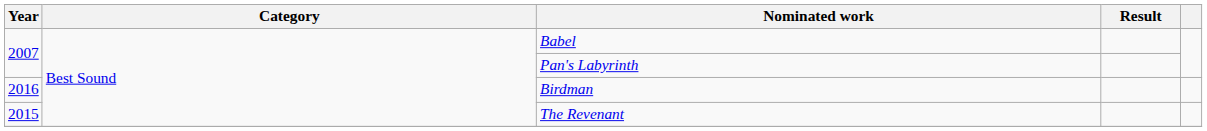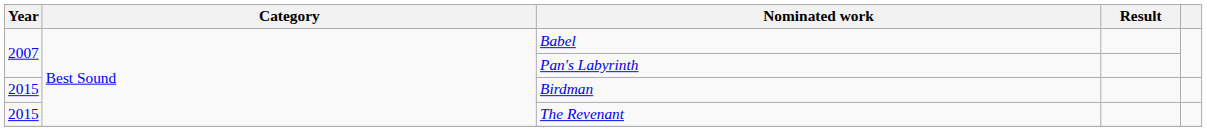(23, 89) 2016 -> (23, 89) 2015
